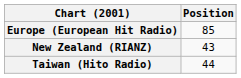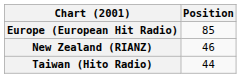(208, 47) 43 -> (208, 47) 46
